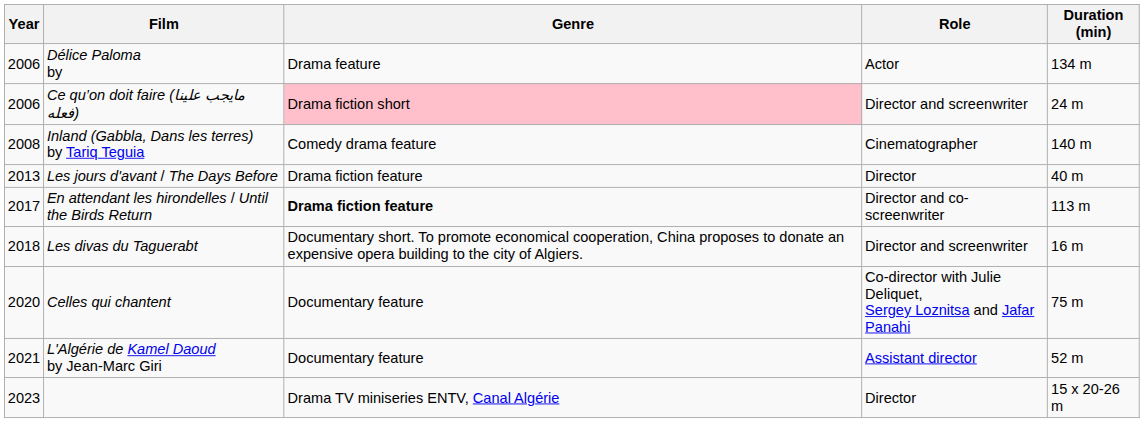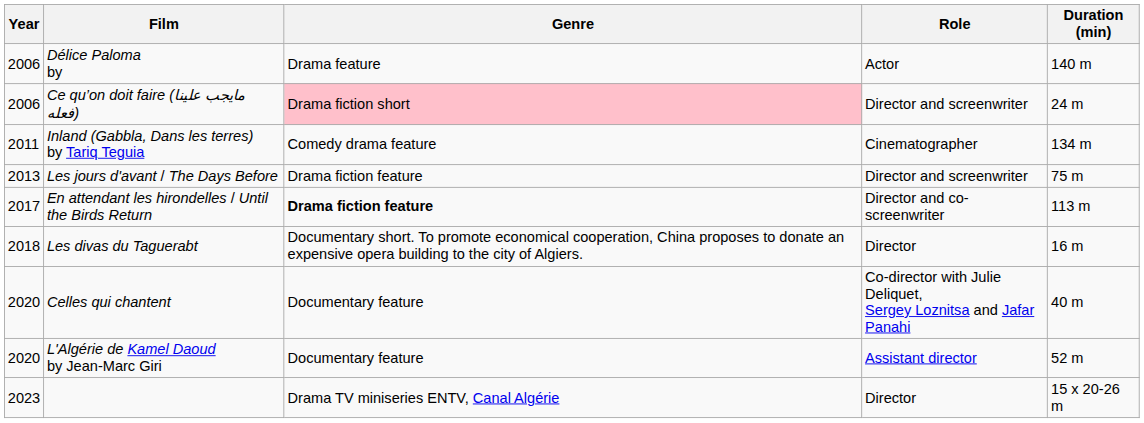(1071, 63) 134 m -> (1071, 63) 140 m
(24, 144) 2008 -> (23, 144) 2011
(1071, 144) 140 m -> (1071, 144) 134 m
(891, 175) Director -> (946, 175) Director and screenwriter
(1067, 175) 40 m -> (1067, 175) 75 m
(946, 246) Director and screenwriter -> (891, 246) Director
(1067, 302) 75 m -> (1067, 302) 40 m
(24, 358) 2021 -> (24, 358) 2020
